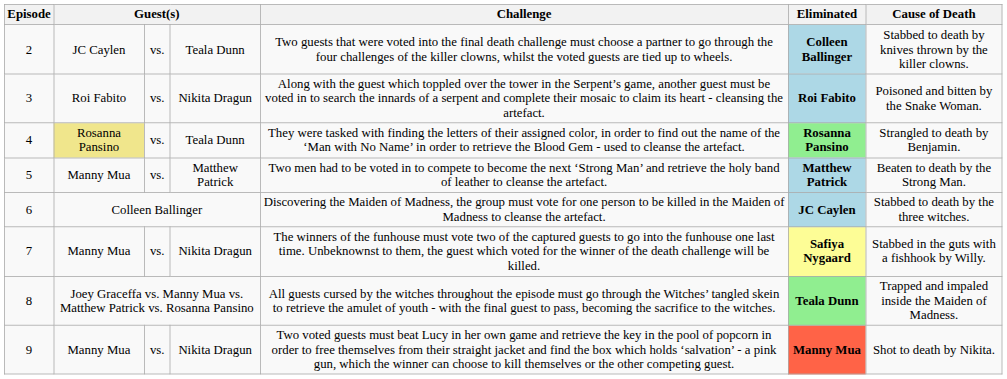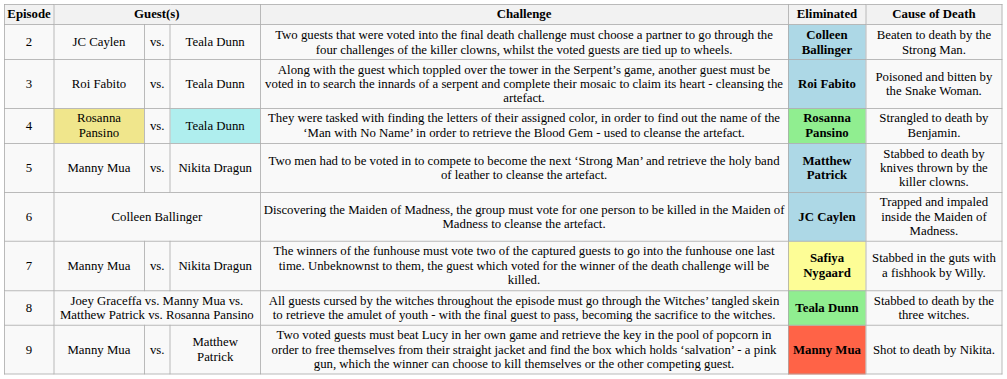(934, 49) Stabbed to death by knives thrown by the killer clowns. -> (934, 42) Beaten to death by the Strong Man.
(215, 98) Nikita Dragun -> (215, 84) Teala Dunn
(215, 140) no background -> (215, 125) paleturquoise background
(215, 175) Matthew Patrick -> (215, 167) Nikita Dragun
(934, 175) Beaten to death by the Strong Man. -> (934, 167) Stabbed to death by knives thrown by the killer clowns.
(934, 209) Stabbed to death by the three witches. -> (934, 216) Trapped and impaled inside the Maiden of Madness.
(934, 300) Trapped and impaled inside the Maiden of Madness. -> (934, 307) Stabbed to death by the three witches.
(215, 349) Nikita Dragun -> (215, 349) Matthew Patrick
